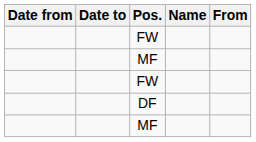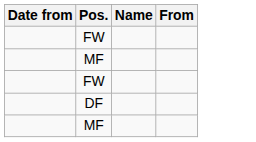- column: (103, 15)
